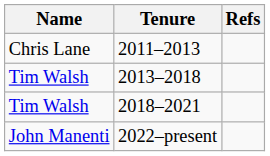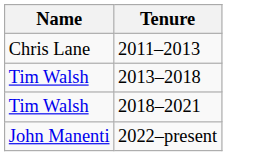- column: (243, 19)
